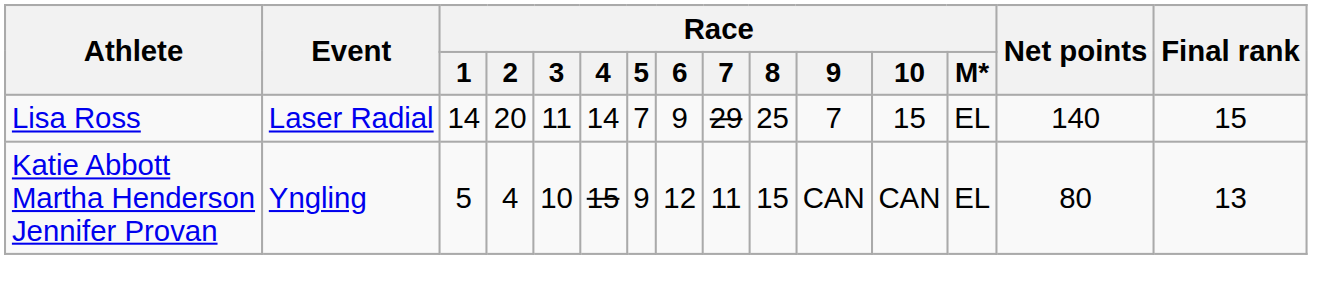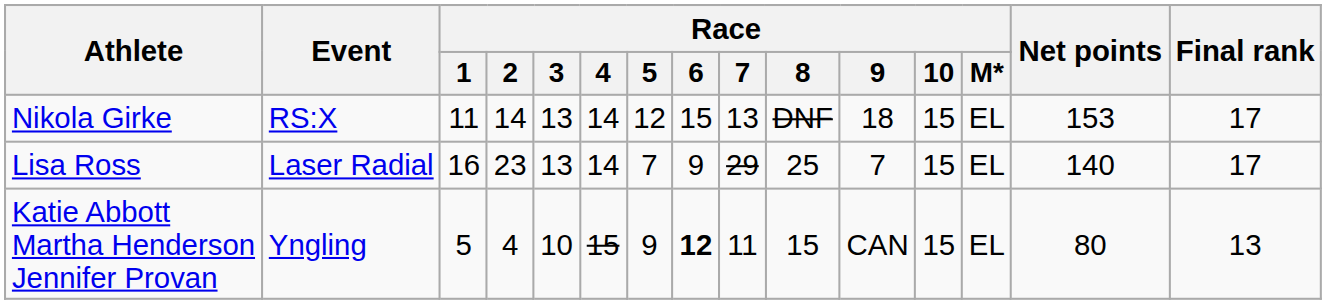+ row: (92, 119)
(464, 119) 14 -> (464, 165) 16
(510, 119) 20 -> (510, 165) 23
(557, 119) 11 -> (557, 165) 13
(1231, 119) 15 -> (1245, 165) 17
(680, 198) normal -> (696, 244) bold
(909, 198) CAN -> (939, 244) 15
